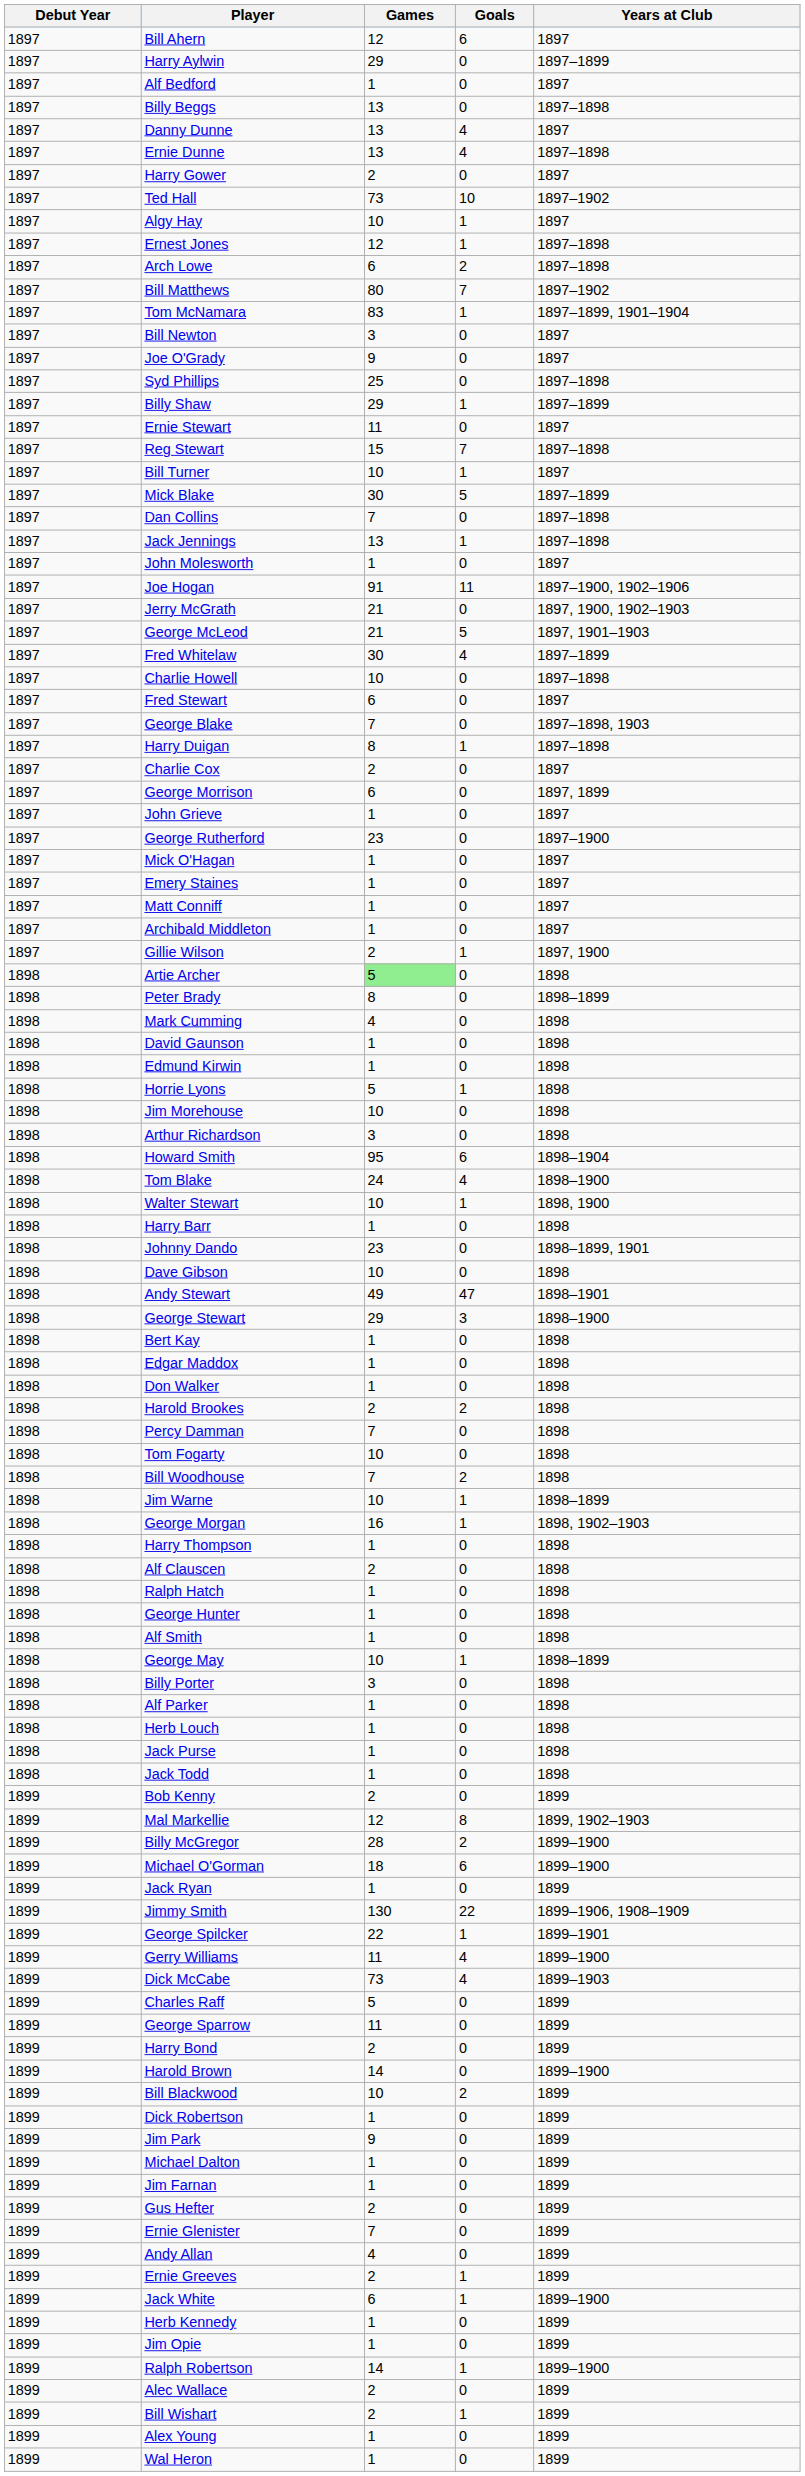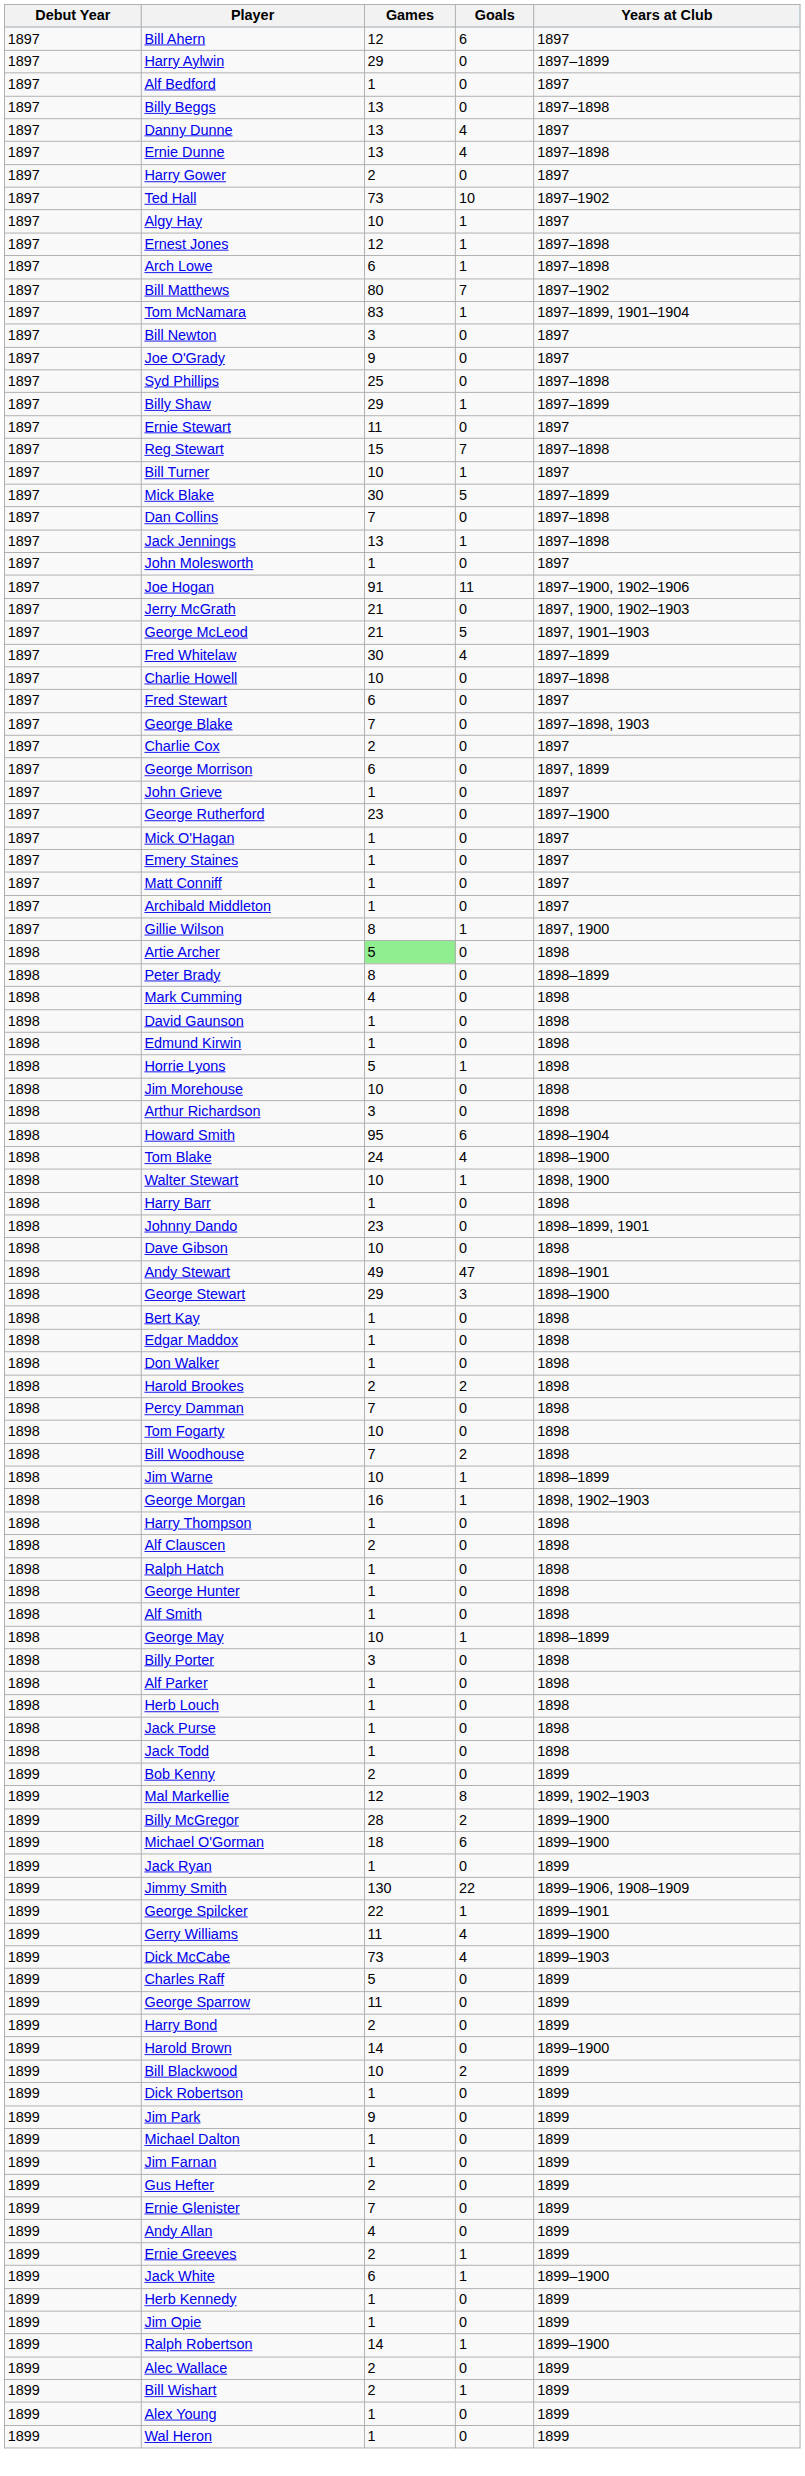(463, 267) 2 -> (463, 267) 1
- row: (187, 746)
(371, 952) 2 -> (371, 929) 8
